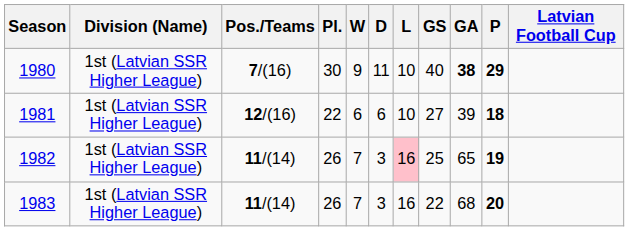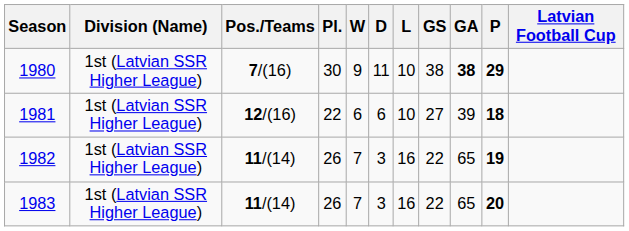(435, 70) 40 -> (435, 70) 38
(406, 159) pink background -> (406, 159) no background
(435, 159) 25 -> (435, 159) 22
(466, 203) 68 -> (466, 203) 65
